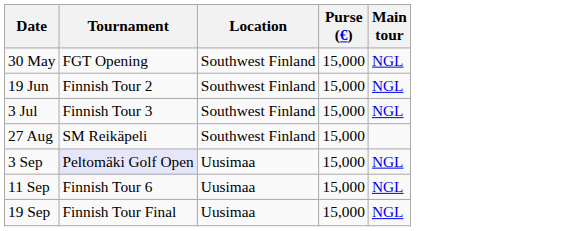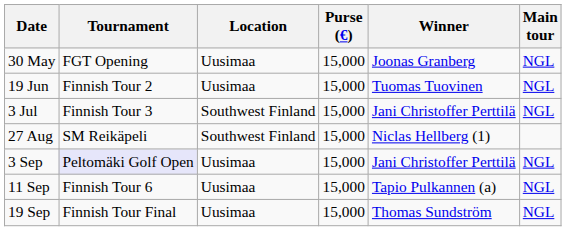+ column: (444, 26)
(258, 60) Southwest Finland -> (228, 60) Uusimaa
(258, 86) Southwest Finland -> (228, 86) Uusimaa
